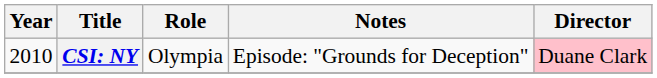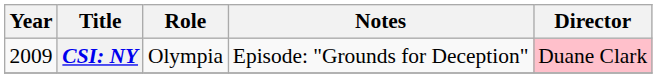(31, 55) 2010 -> (31, 55) 2009
